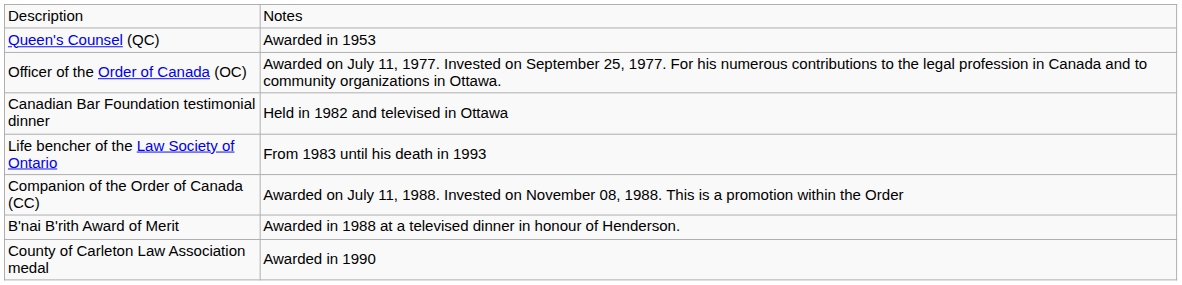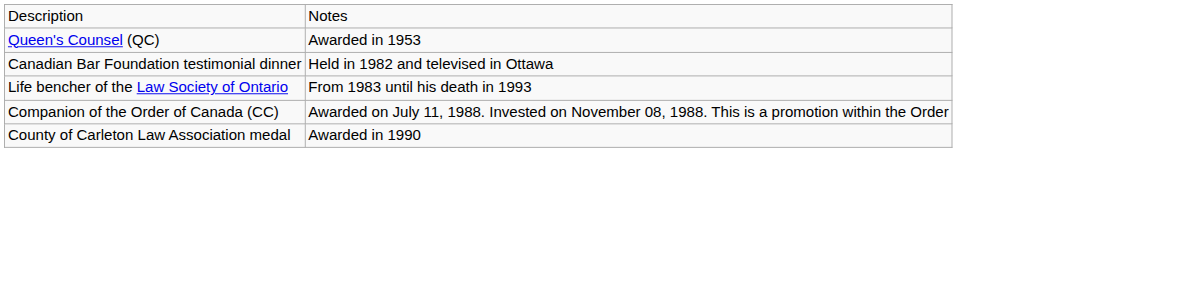- row: (127, 72)
- row: (93, 227)
